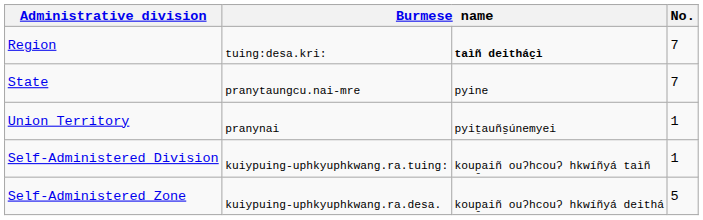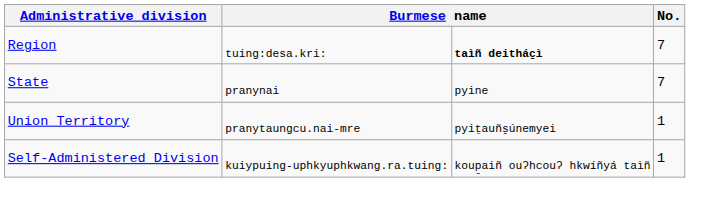(293, 91) pranytaungcu.nai-mre -> (252, 91) pranynai
(252, 129) pranynai -> (293, 129) pranytaungcu.nai-mre
- row: (97, 196)
